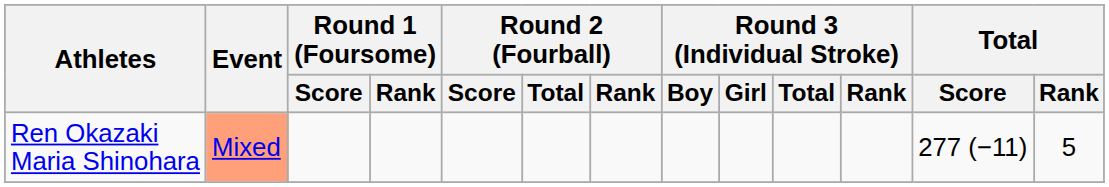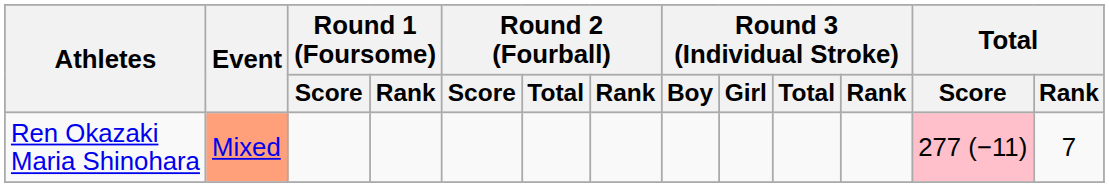(973, 148) no background -> (973, 148) pink background
(1069, 148) 5 -> (1069, 148) 7
